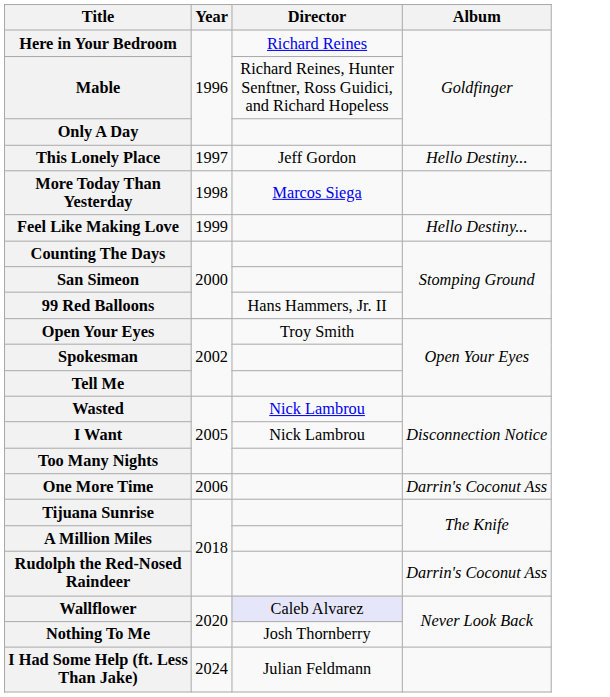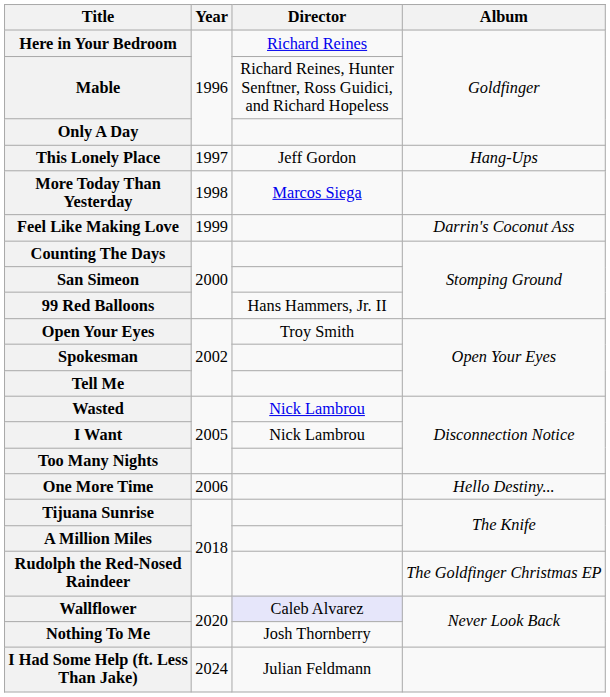(477, 157) Hello Destiny... -> (504, 157) Hang-Ups
(477, 227) Hello Destiny... -> (504, 227) Darrin's Coconut Ass
(477, 486) Darrin's Coconut Ass -> (504, 486) Hello Destiny...
(477, 573) Darrin's Coconut Ass -> (504, 573) The Goldfinger Christmas EP
